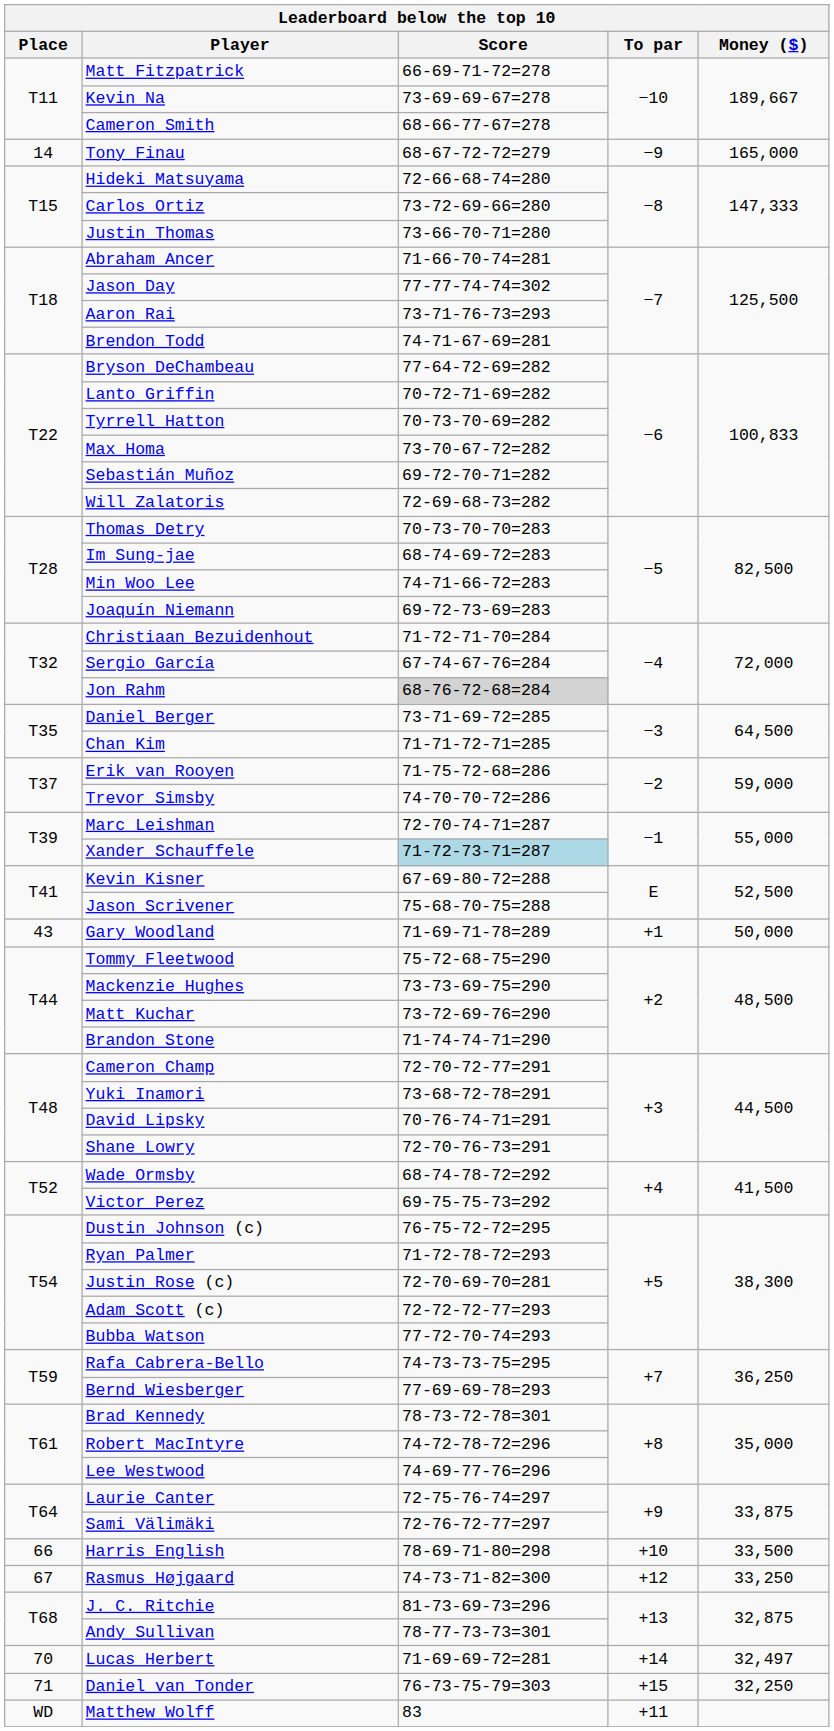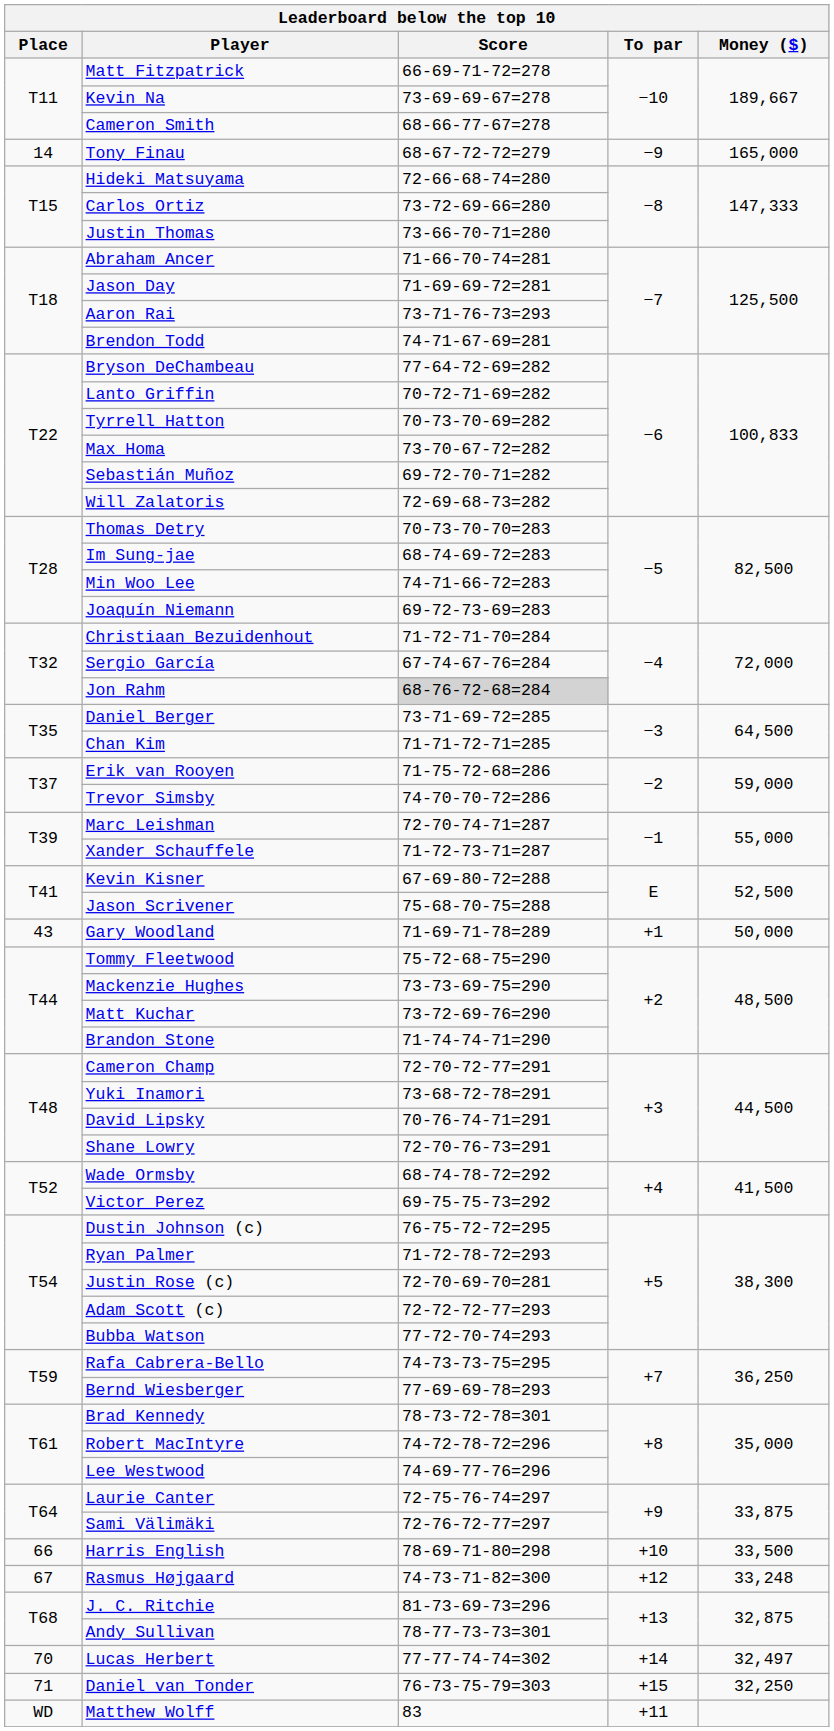(476, 287) 77-77-74-74=302 -> (476, 287) 71-69-69-72=281
(476, 852) lightblue background -> (476, 852) no background
(764, 1579) 33,250 -> (764, 1579) 33,248
(476, 1659) 71-69-69-72=281 -> (476, 1659) 77-77-74-74=302
